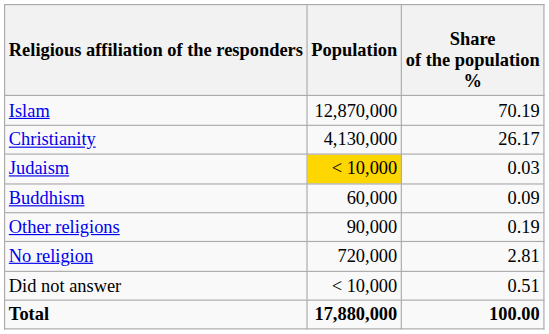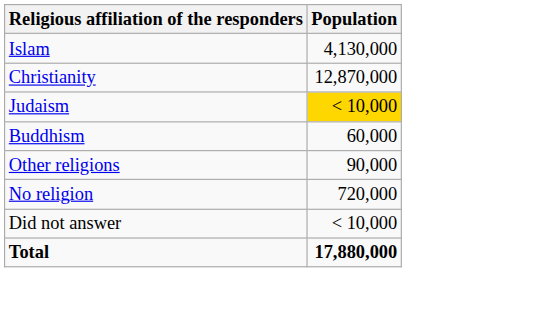- column: (473, 60)
(356, 110) 12,870,000 -> (360, 48) 4,130,000
(360, 139) 4,130,000 -> (356, 77) 12,870,000
